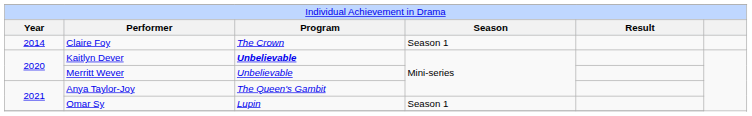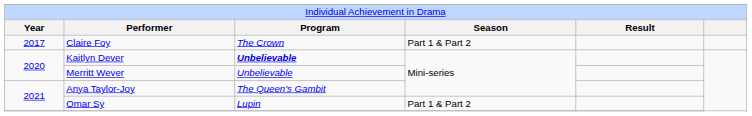(34, 43) 2014 -> (34, 43) 2017
(428, 43) Season 1 -> (439, 43) Part 1 & Part 2
(428, 104) Season 1 -> (439, 104) Part 1 & Part 2
